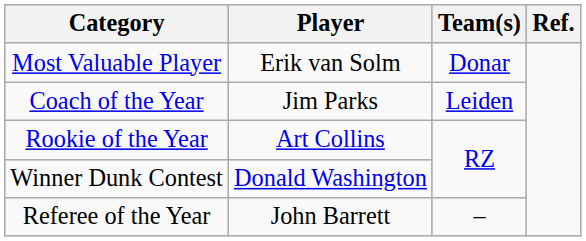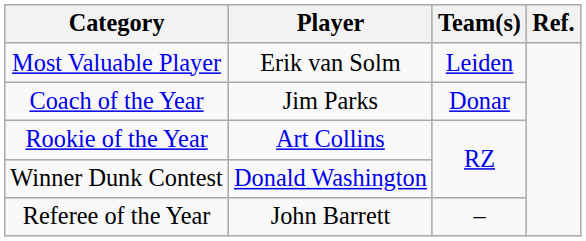(480, 62) Donar -> (480, 62) Leiden
(480, 100) Leiden -> (480, 100) Donar
